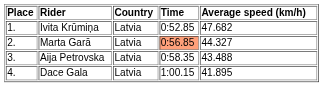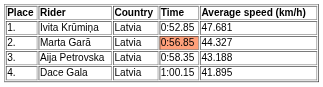(217, 28) 47.682 -> (217, 28) 47.681
(217, 58) 43.488 -> (217, 58) 43.188
